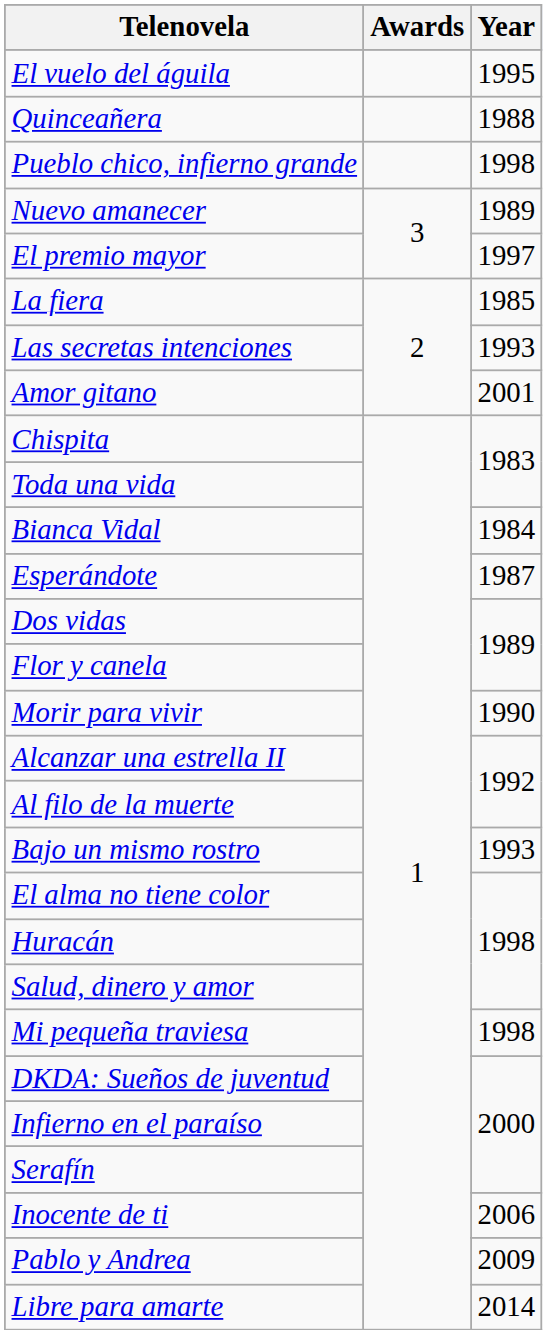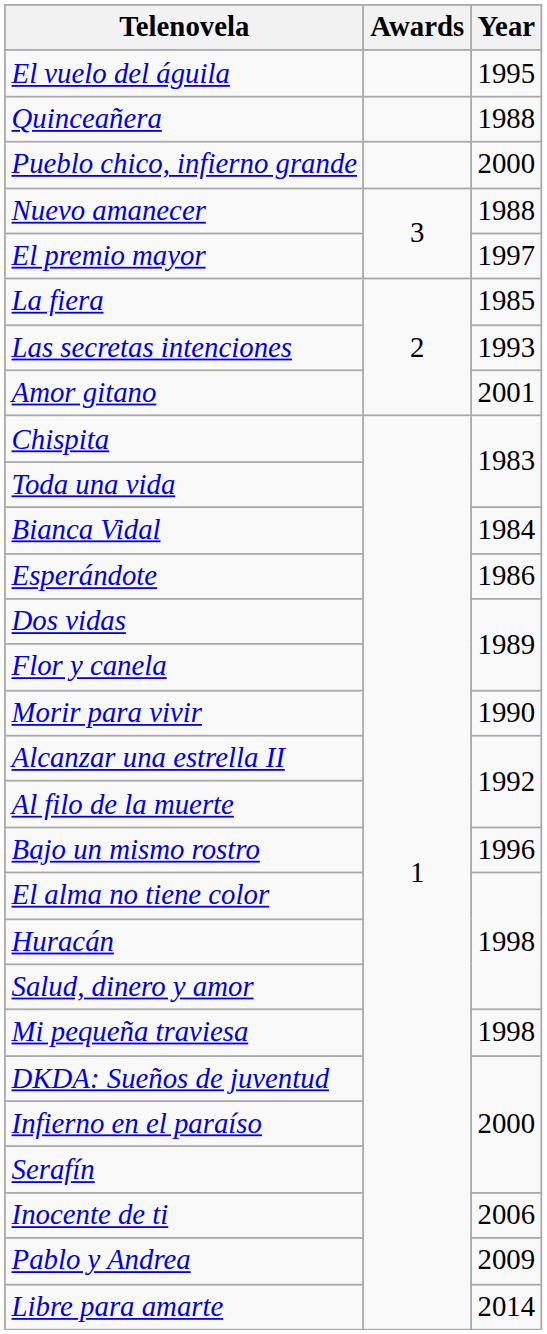(506, 164) 1998 -> (506, 164) 2000
(506, 210) 1989 -> (506, 210) 1988
(506, 575) 1987 -> (506, 575) 1986
(506, 849) 1993 -> (506, 849) 1996
